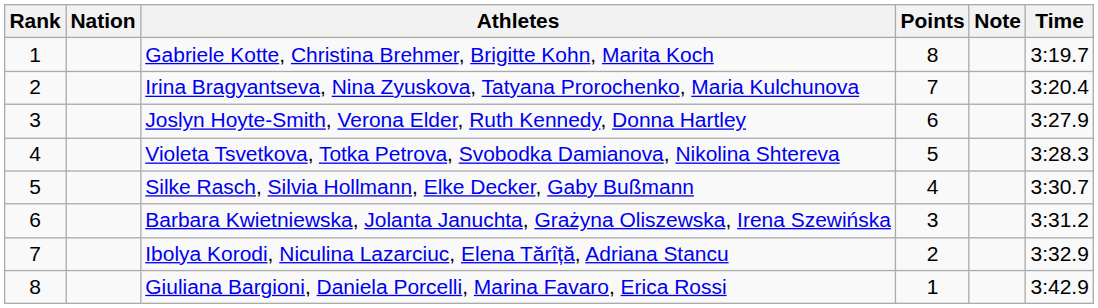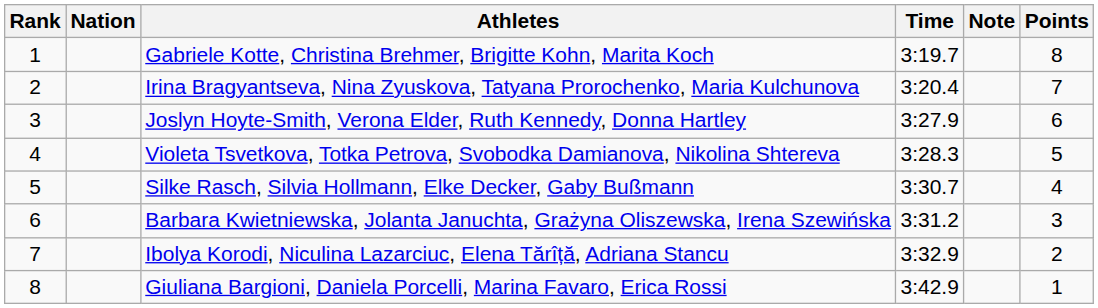columns swapped: (1060, 21) <-> (933, 21)
